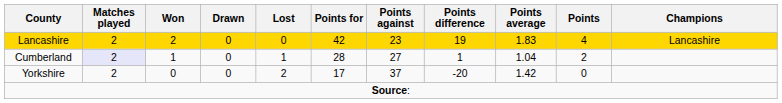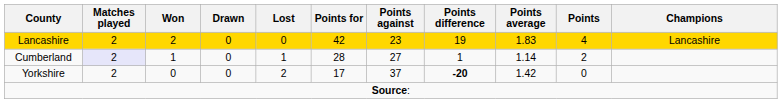(526, 57) 1.04 -> (526, 57) 1.14
(460, 73) normal -> (460, 73) bold
